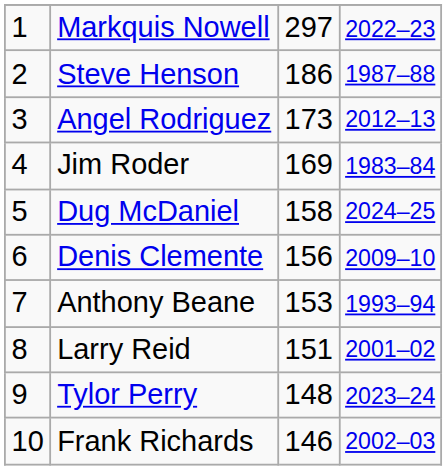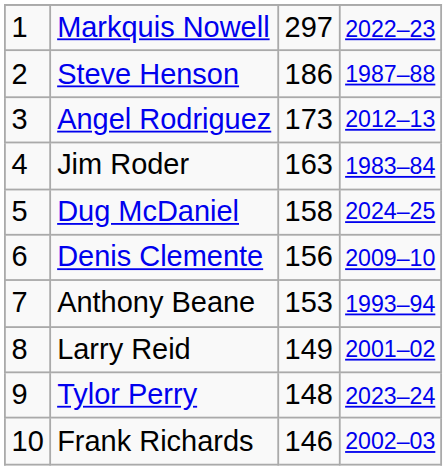(309, 165) 169 -> (309, 165) 163
(309, 348) 151 -> (309, 348) 149
